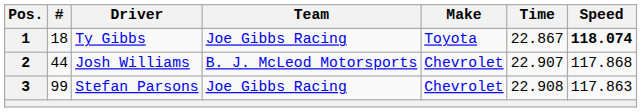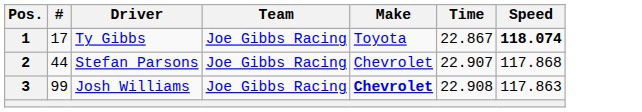(59, 41) 18 -> (59, 41) 17
(132, 64) Josh Williams -> (137, 64) Stefan Parsons
(311, 64) B. J. McLeod Motorsports -> (276, 64) Joe Gibbs Racing
(137, 88) Stefan Parsons -> (132, 88) Josh Williams
(464, 88) normal -> (393, 88) bold
